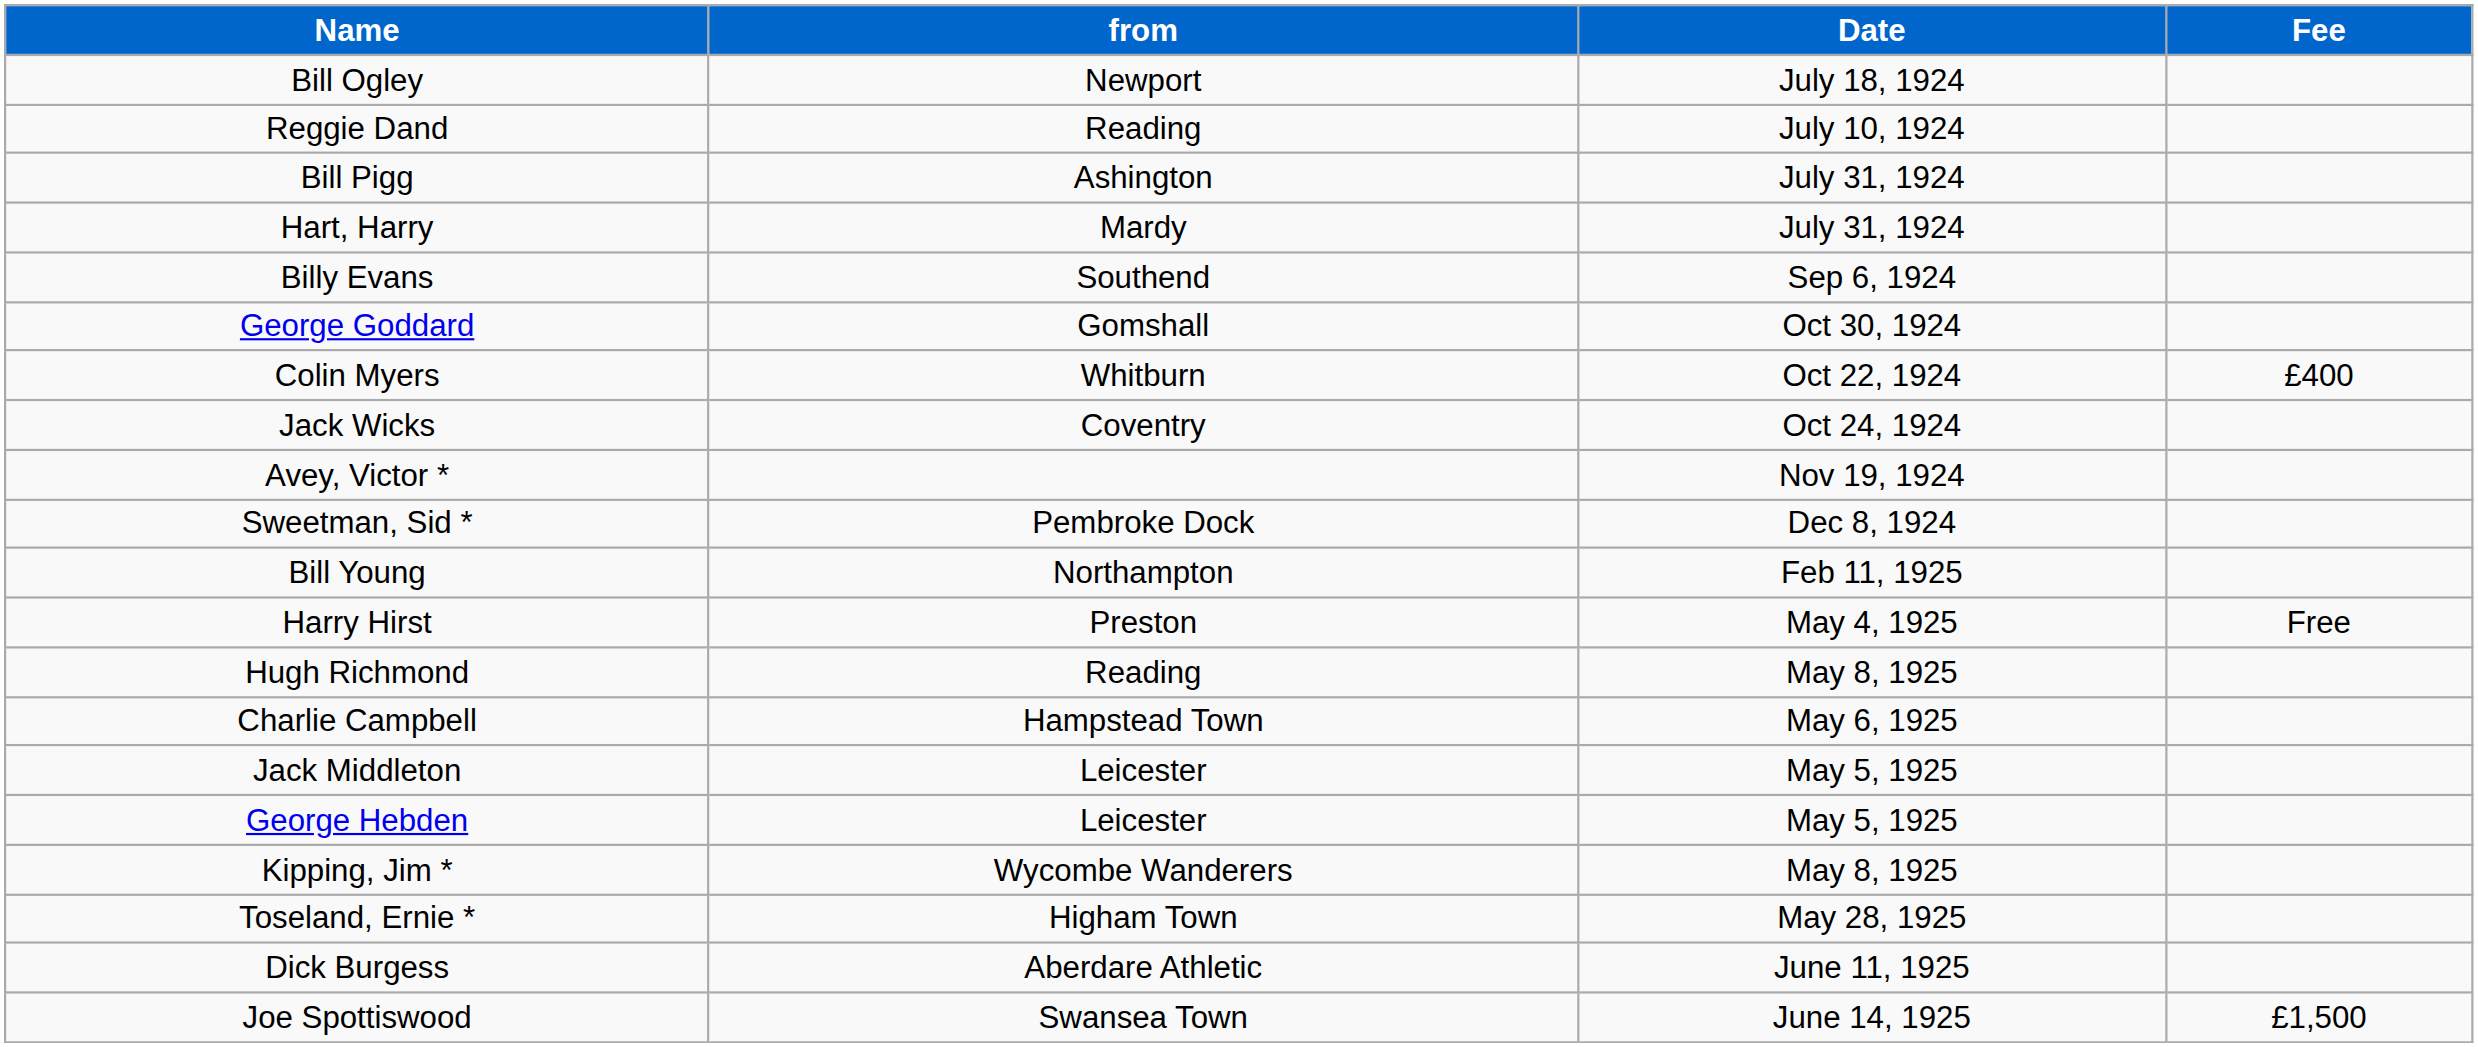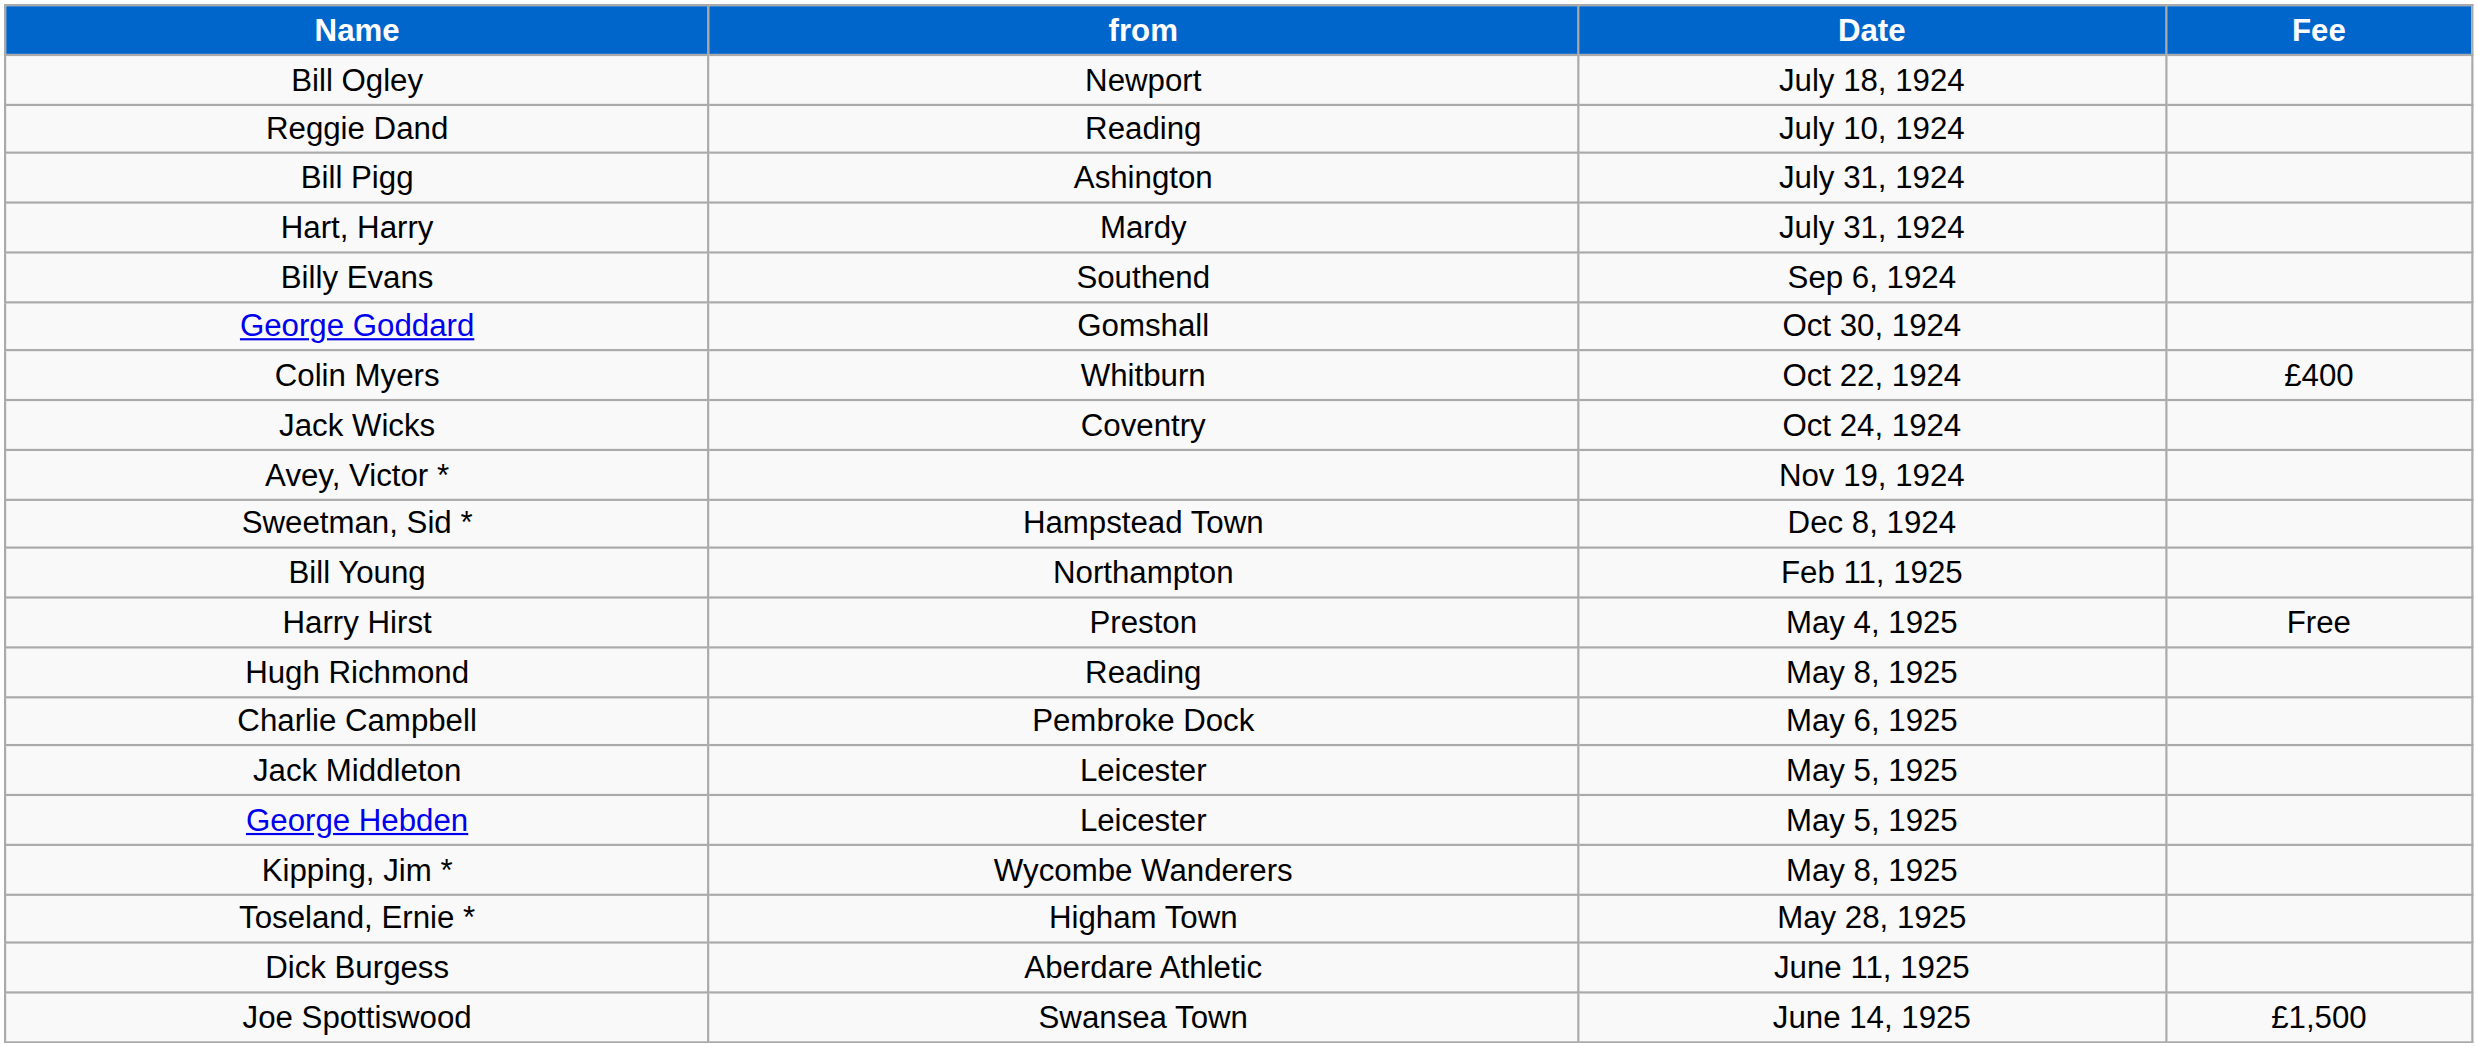(1143, 524) Pembroke Dock -> (1143, 524) Hampstead Town
(1143, 721) Hampstead Town -> (1143, 721) Pembroke Dock
